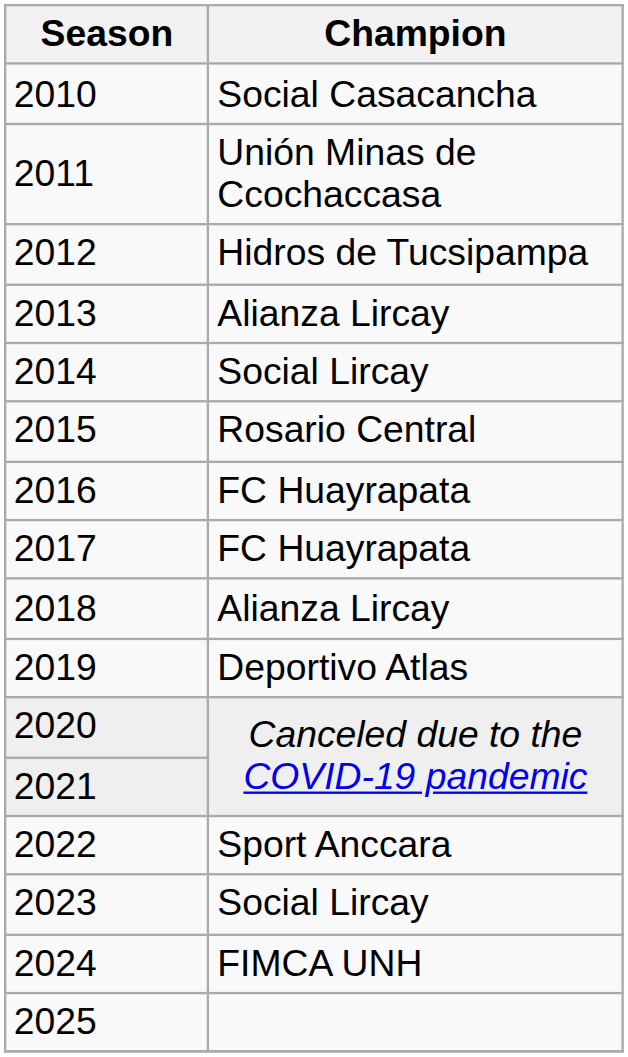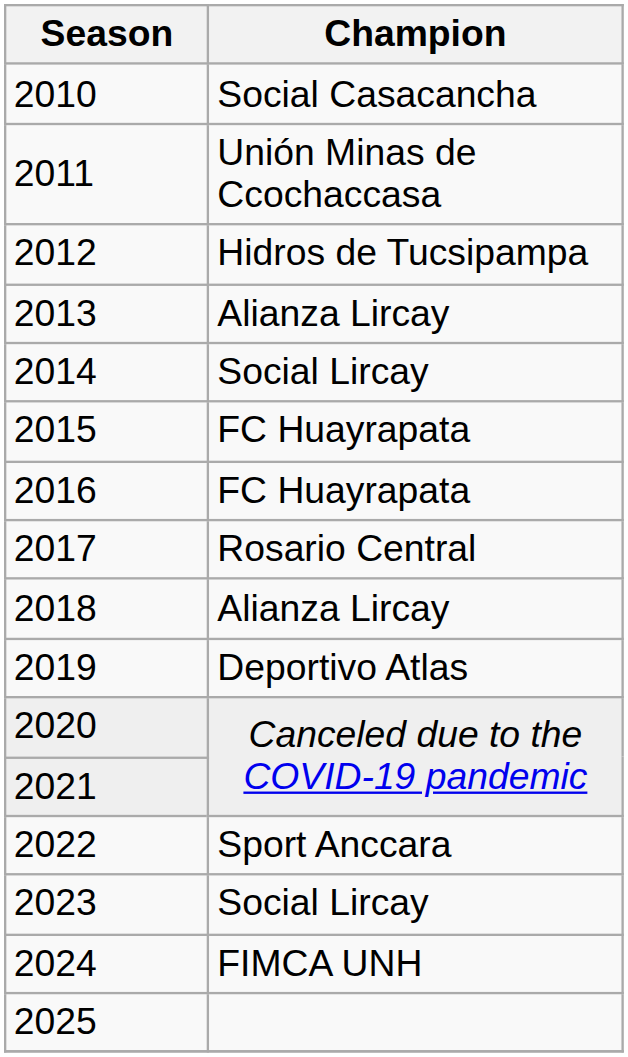(347, 430) Rosario Central -> (344, 430) FC Huayrapata
(344, 548) FC Huayrapata -> (347, 548) Rosario Central
